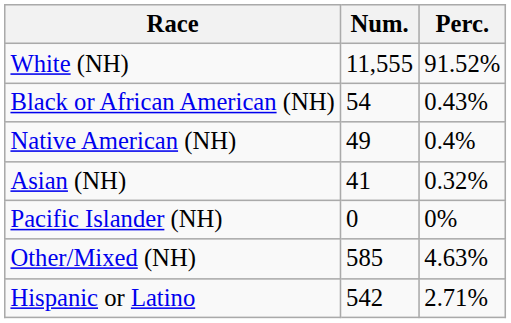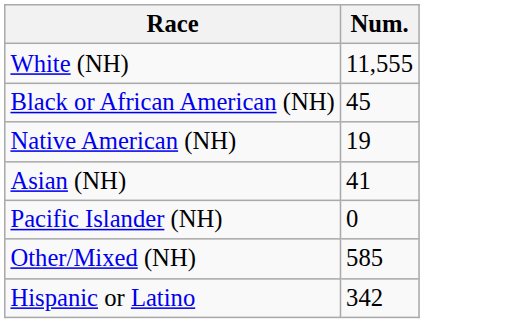- column: (462, 24)
(358, 102) 54 -> (358, 102) 45
(358, 141) 49 -> (358, 141) 19
(365, 297) 542 -> (365, 297) 342
